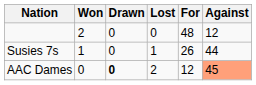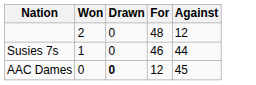- column: (163, 13)
(187, 51) 26 -> (157, 51) 46
(212, 70) lightsalmon background -> (181, 70) no background
